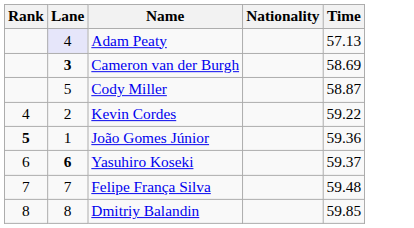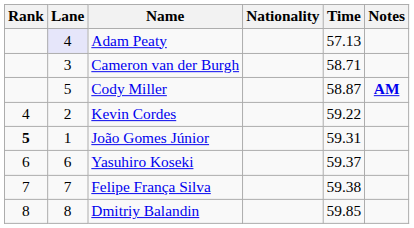+ column: (387, 16)
(68, 65) bold -> (68, 65) normal
(344, 65) 58.69 -> (344, 65) 58.71
(344, 138) 59.36 -> (344, 138) 59.31
(68, 162) bold -> (68, 162) normal
(344, 187) 59.48 -> (344, 187) 59.38
